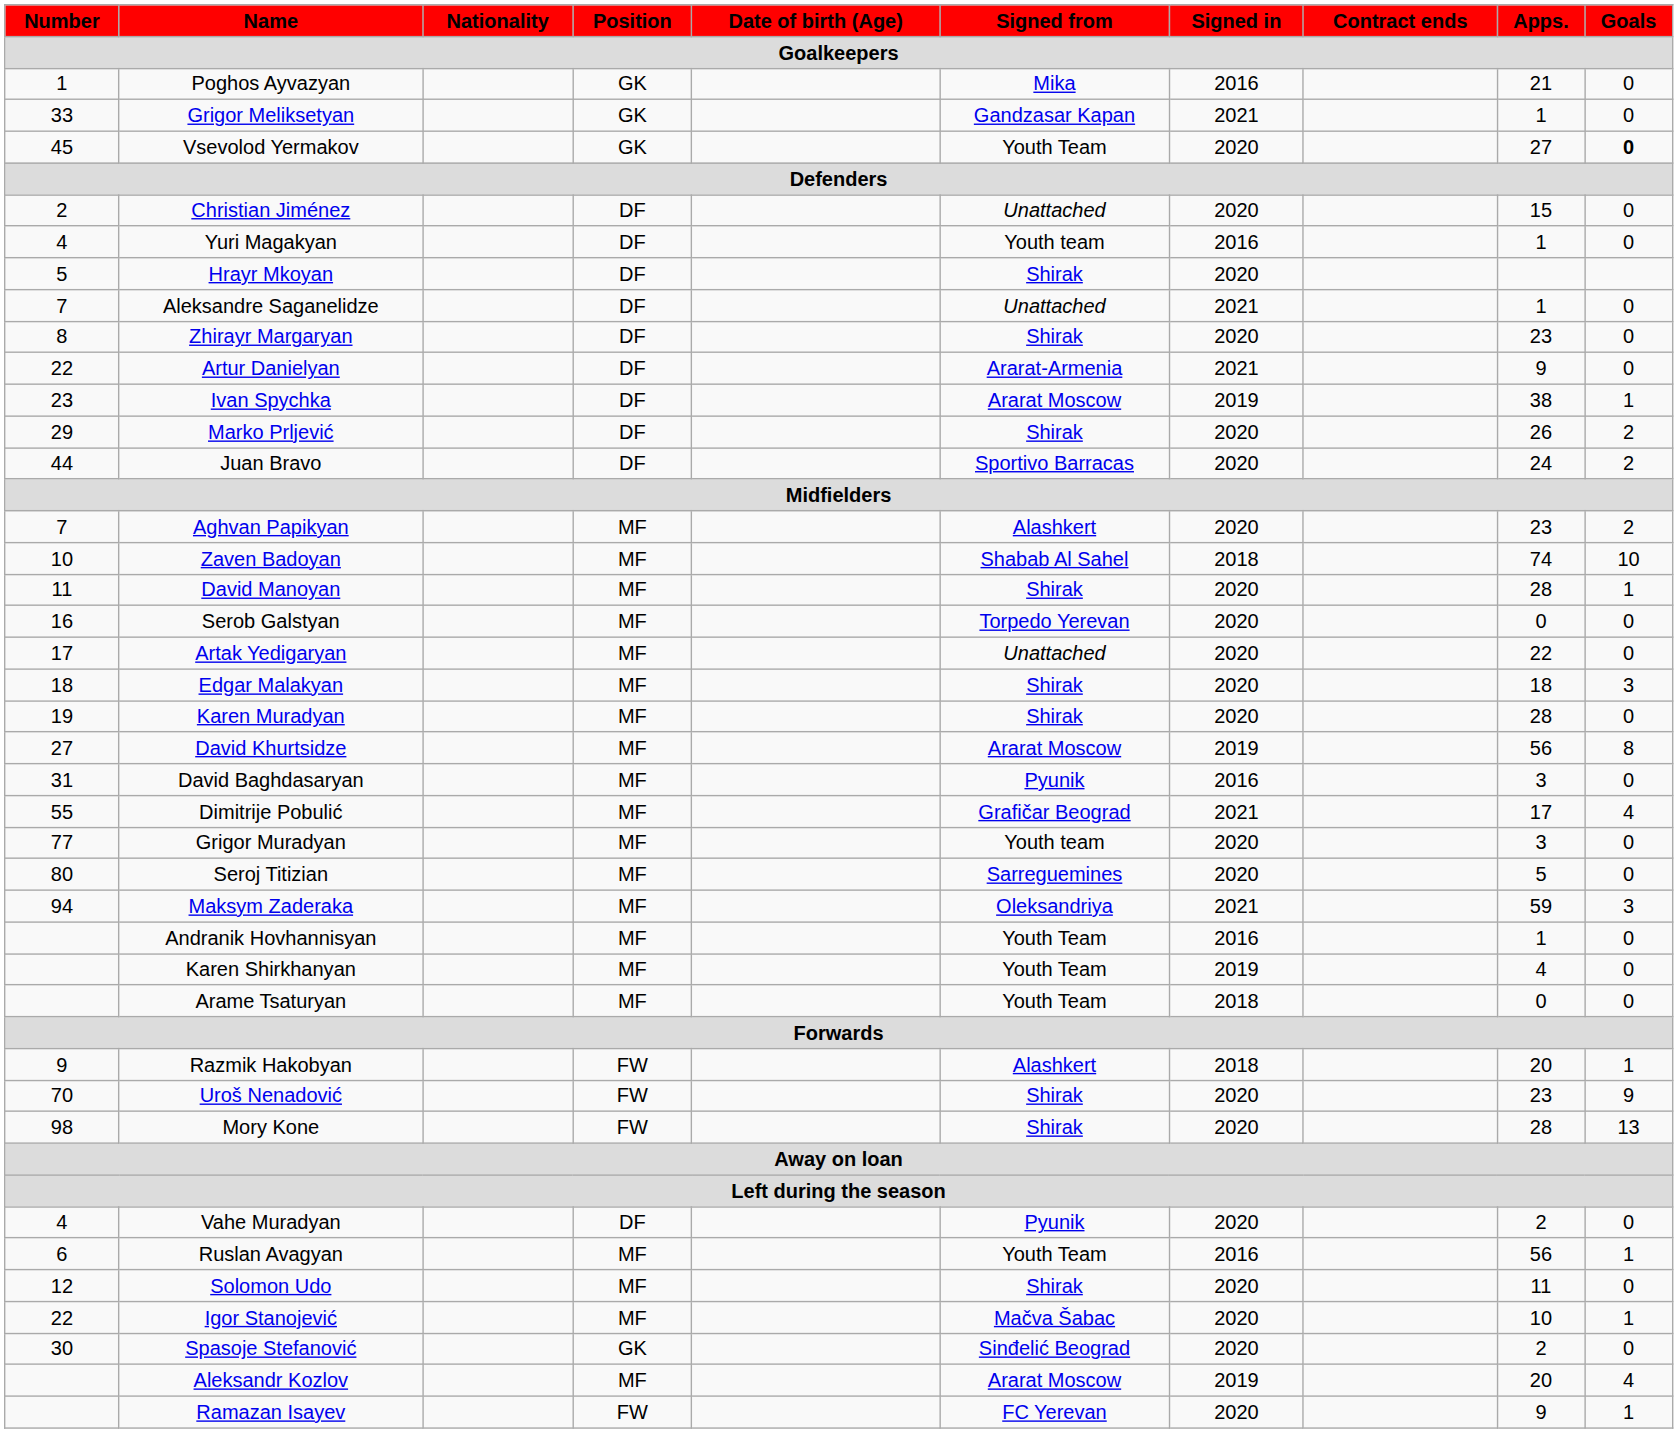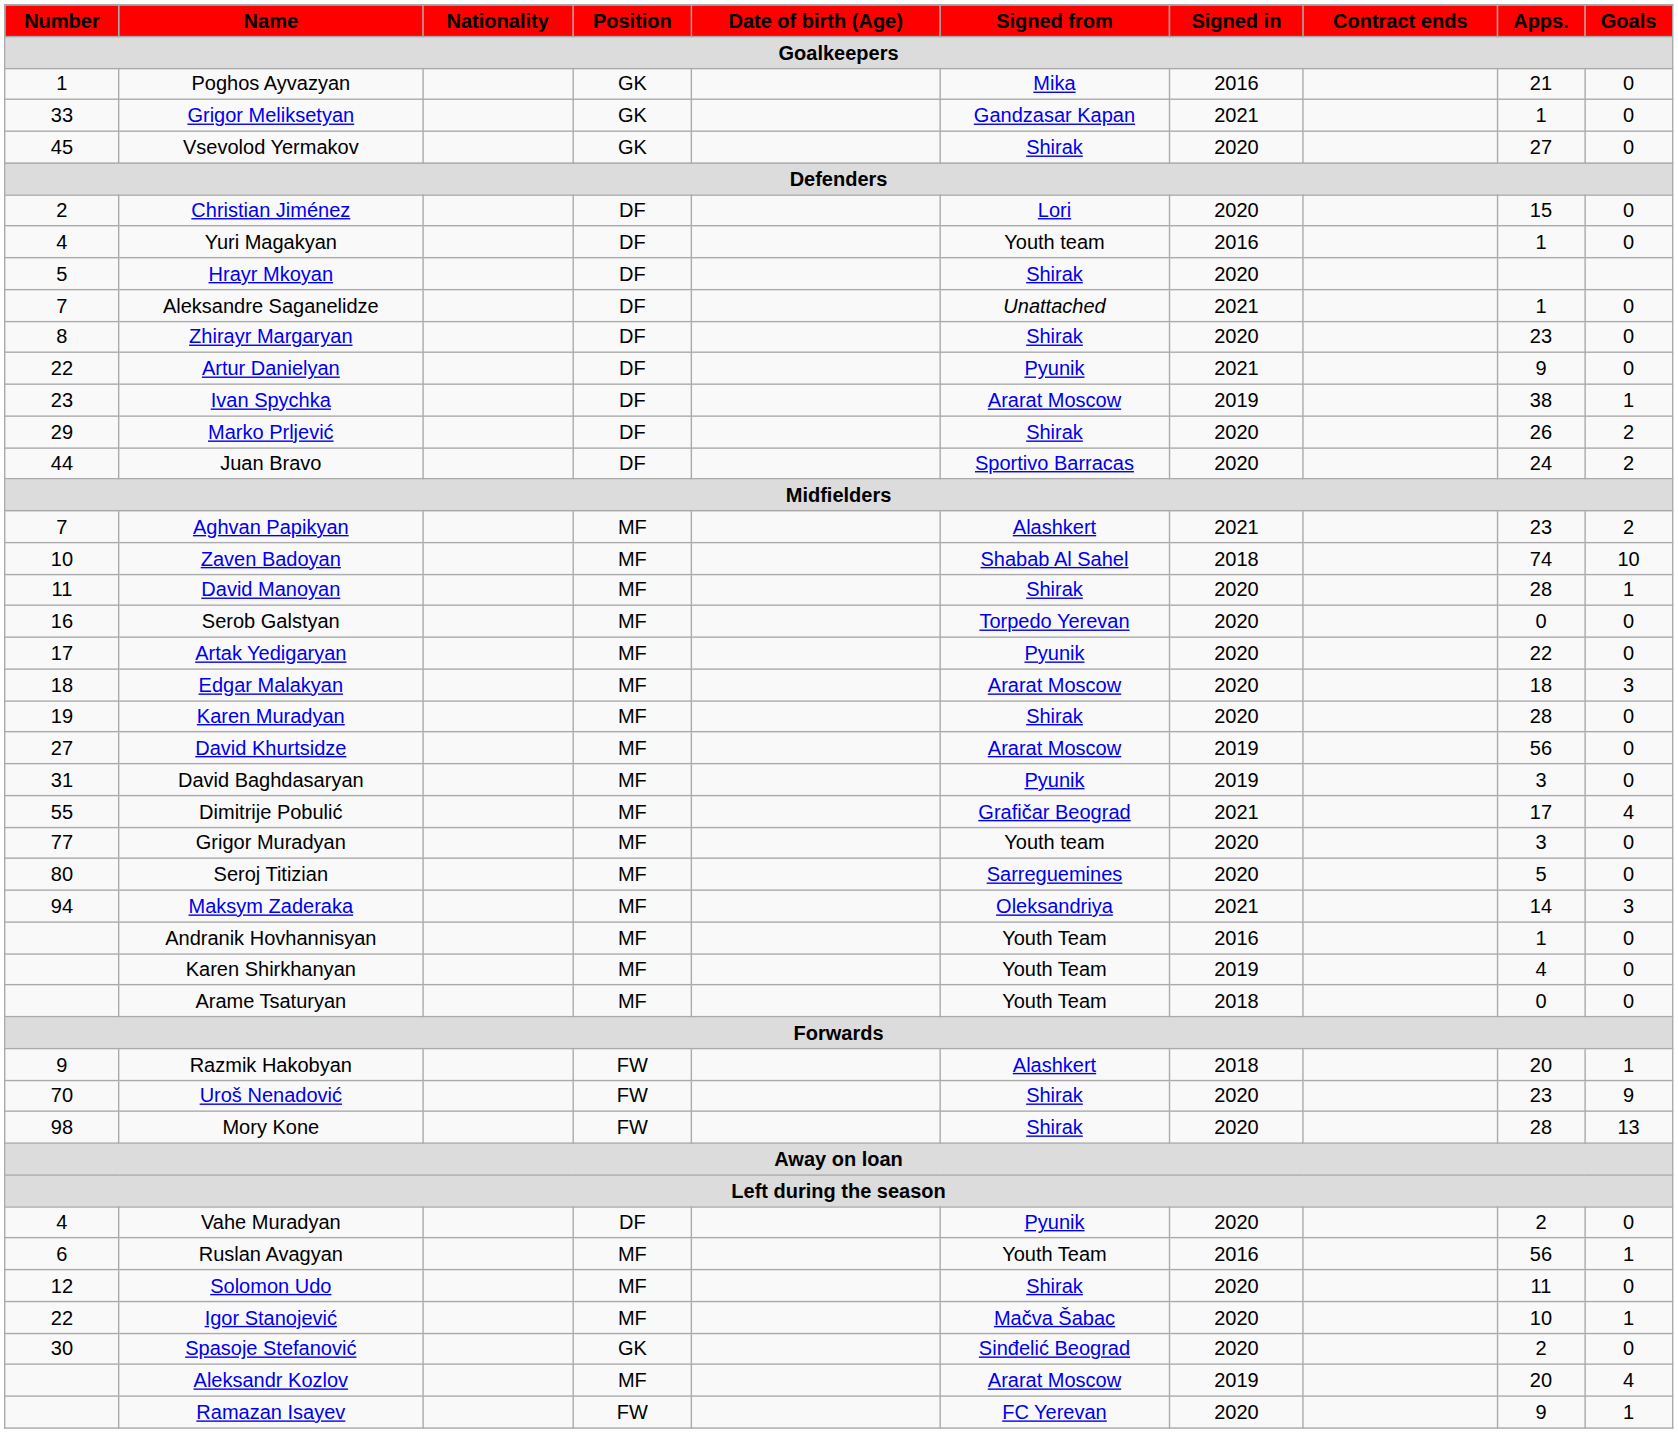(1054, 147) Youth Team -> (1054, 147) Shirak
(1629, 147) bold -> (1629, 147) normal
(1054, 211) Unattached -> (1054, 211) Lori
(1054, 369) Ararat-Armenia -> (1054, 369) Pyunik
(1236, 527) 2020 -> (1236, 527) 2021
(1054, 653) Unattached -> (1054, 653) Pyunik
(1054, 685) Shirak -> (1054, 685) Ararat Moscow
(1629, 748) 8 -> (1629, 748) 0
(1236, 780) 2016 -> (1236, 780) 2019
(1541, 906) 59 -> (1541, 906) 14
